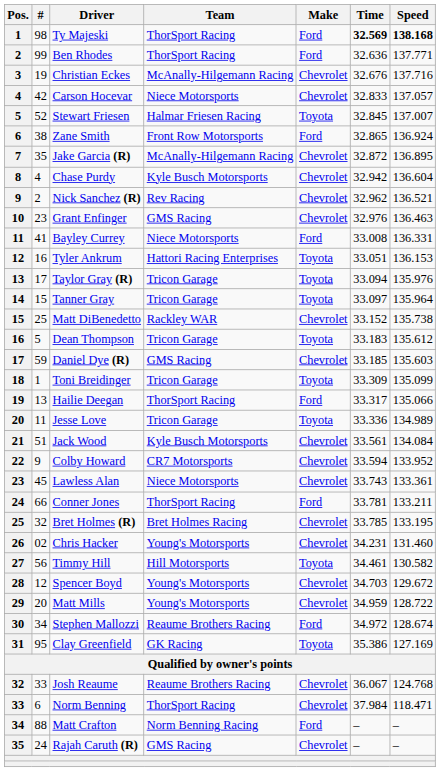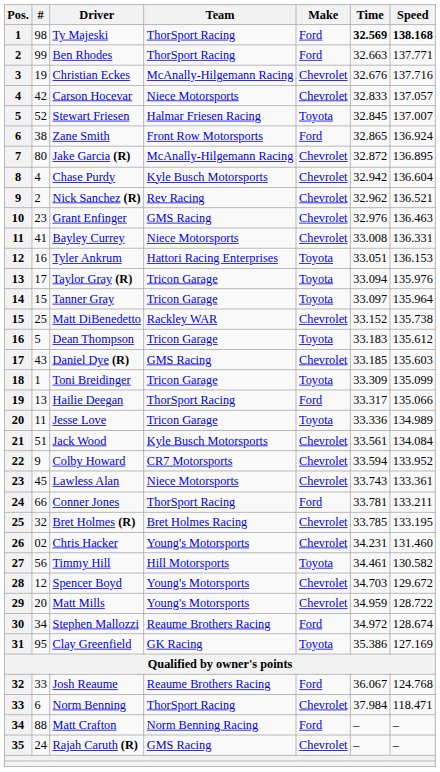(370, 55) 32.636 -> (370, 55) 32.663
(41, 156) 35 -> (41, 156) 80
(311, 238) Ford -> (323, 238) Chevrolet
(41, 359) 59 -> (41, 359) 43
(323, 684) Chevrolet -> (311, 684) Ford
